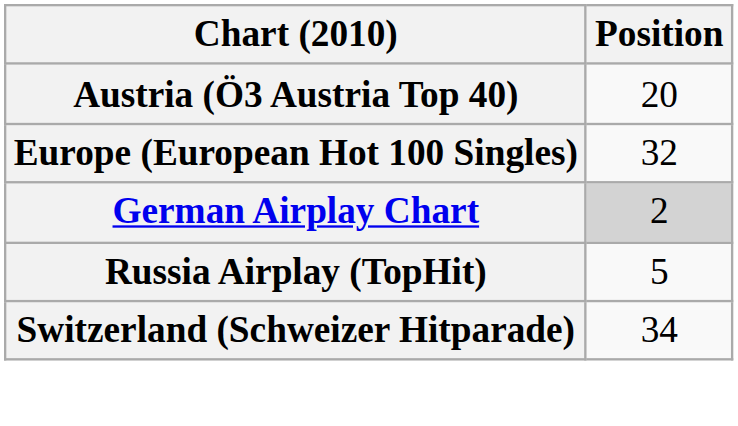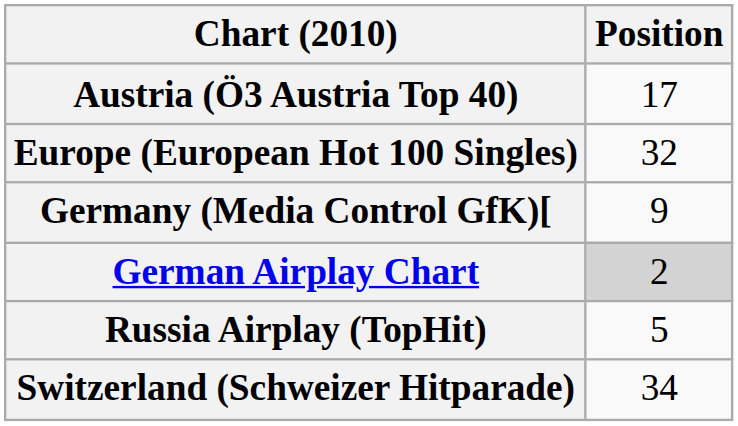(659, 93) 20 -> (659, 93) 17
+ row: (296, 211)
